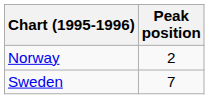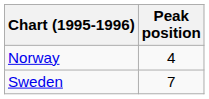(171, 57) 2 -> (171, 57) 4
